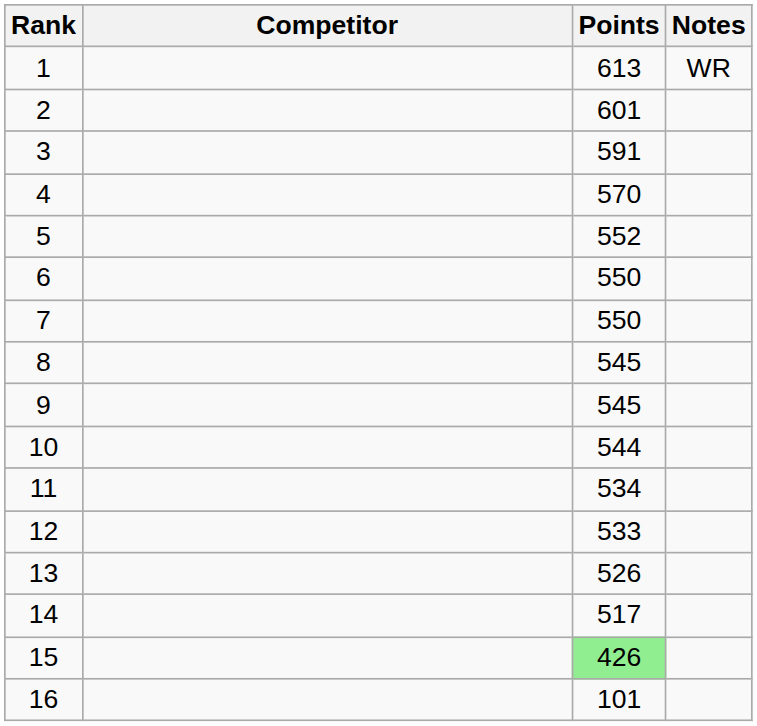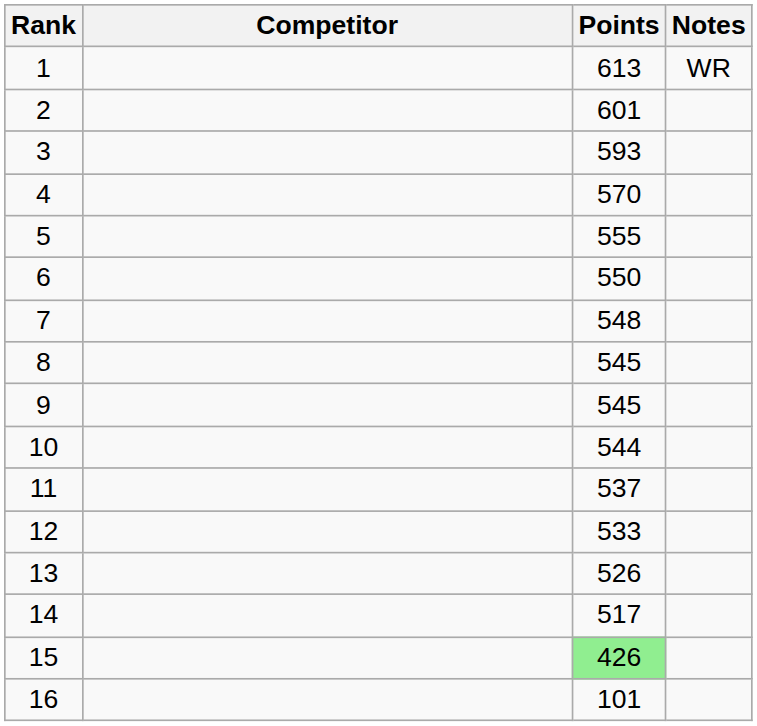(619, 151) 591 -> (619, 151) 593
(619, 236) 552 -> (619, 236) 555
(619, 320) 550 -> (619, 320) 548
(619, 488) 534 -> (619, 488) 537
